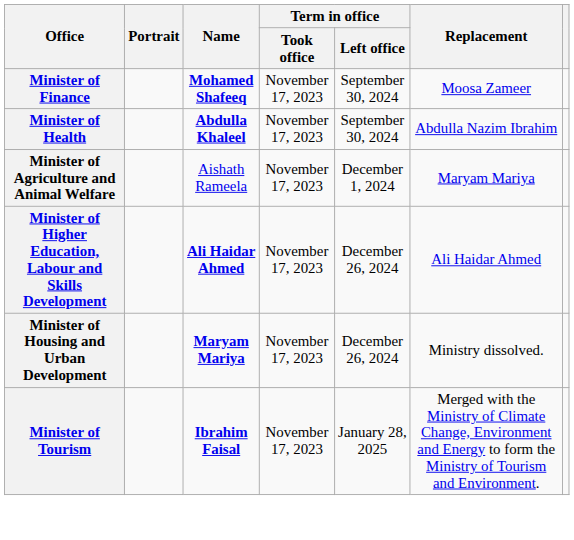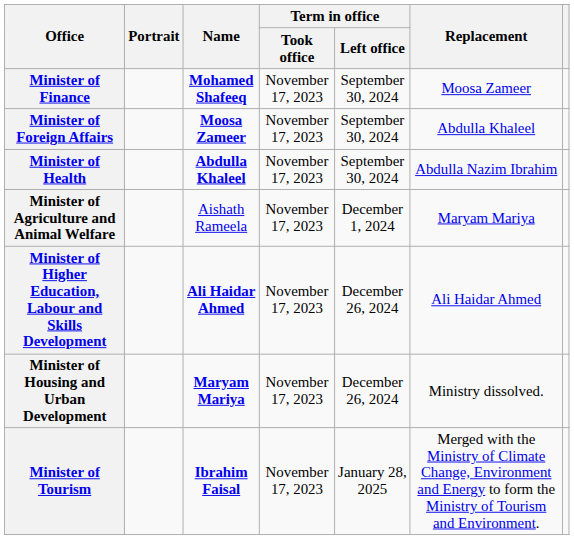+ row: (65, 128)
